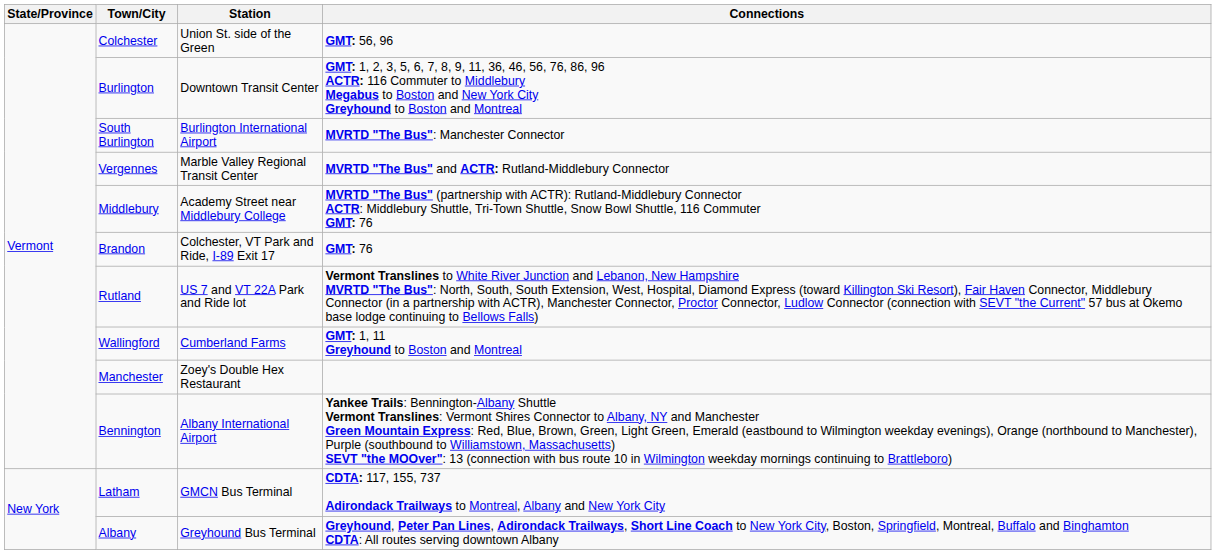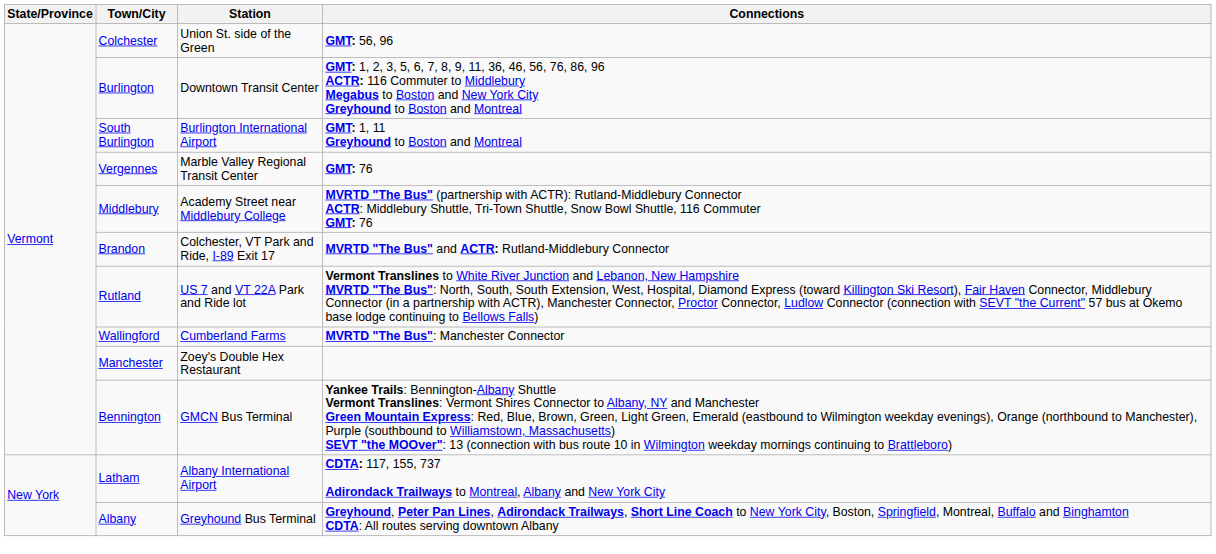(445, 135) MVRTD "The Bus": Manchester Connector -> (424, 135) GMT: 1, 11 Greyhound to Boston and Montreal
(497, 168) MVRTD "The Bus" and ACTR: Rutland-Middlebury Connector -> (349, 168) GMT: 76
(349, 249) GMT: 76 -> (497, 249) MVRTD "The Bus" and ACTR: Rutland-Middlebury Connector
(424, 343) GMT: 1, 11 Greyhound to Boston and Montreal -> (445, 336) MVRTD "The Bus": Manchester Connector
(235, 431) Albany International Airport -> (236, 417) GMCN Bus Terminal
(236, 492) GMCN Bus Terminal -> (235, 478) Albany International Airport
